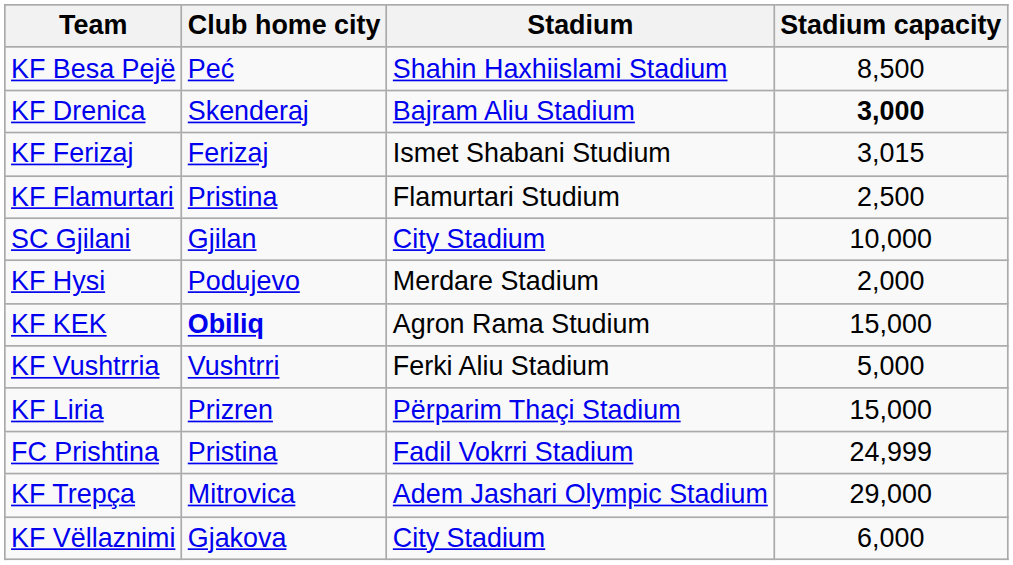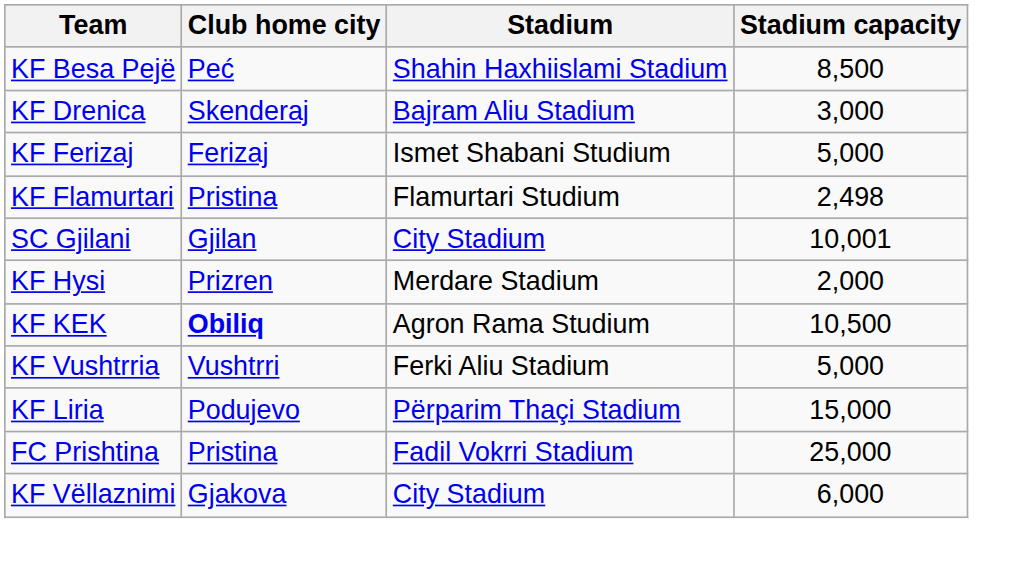(891, 111) bold -> (850, 111) normal
(891, 153) 3,015 -> (850, 153) 5,000
(891, 196) 2,500 -> (850, 196) 2,498
(891, 238) 10,000 -> (850, 238) 10,001
(244, 281) Podujevo -> (230, 281) Prizren
(891, 324) 15,000 -> (850, 324) 10,500
(230, 409) Prizren -> (244, 409) Podujevo
(891, 452) 24,999 -> (850, 452) 25,000
- row: (73, 494)
